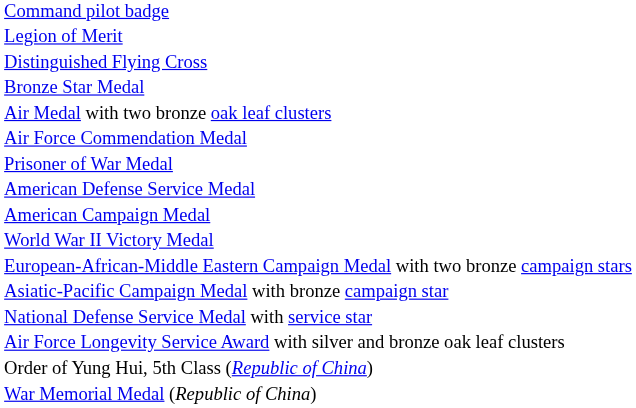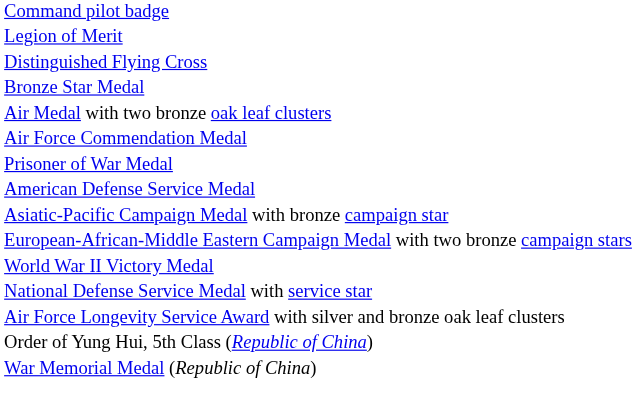- row: (107, 214)
rows swapped: (226, 291) <-> (109, 240)
